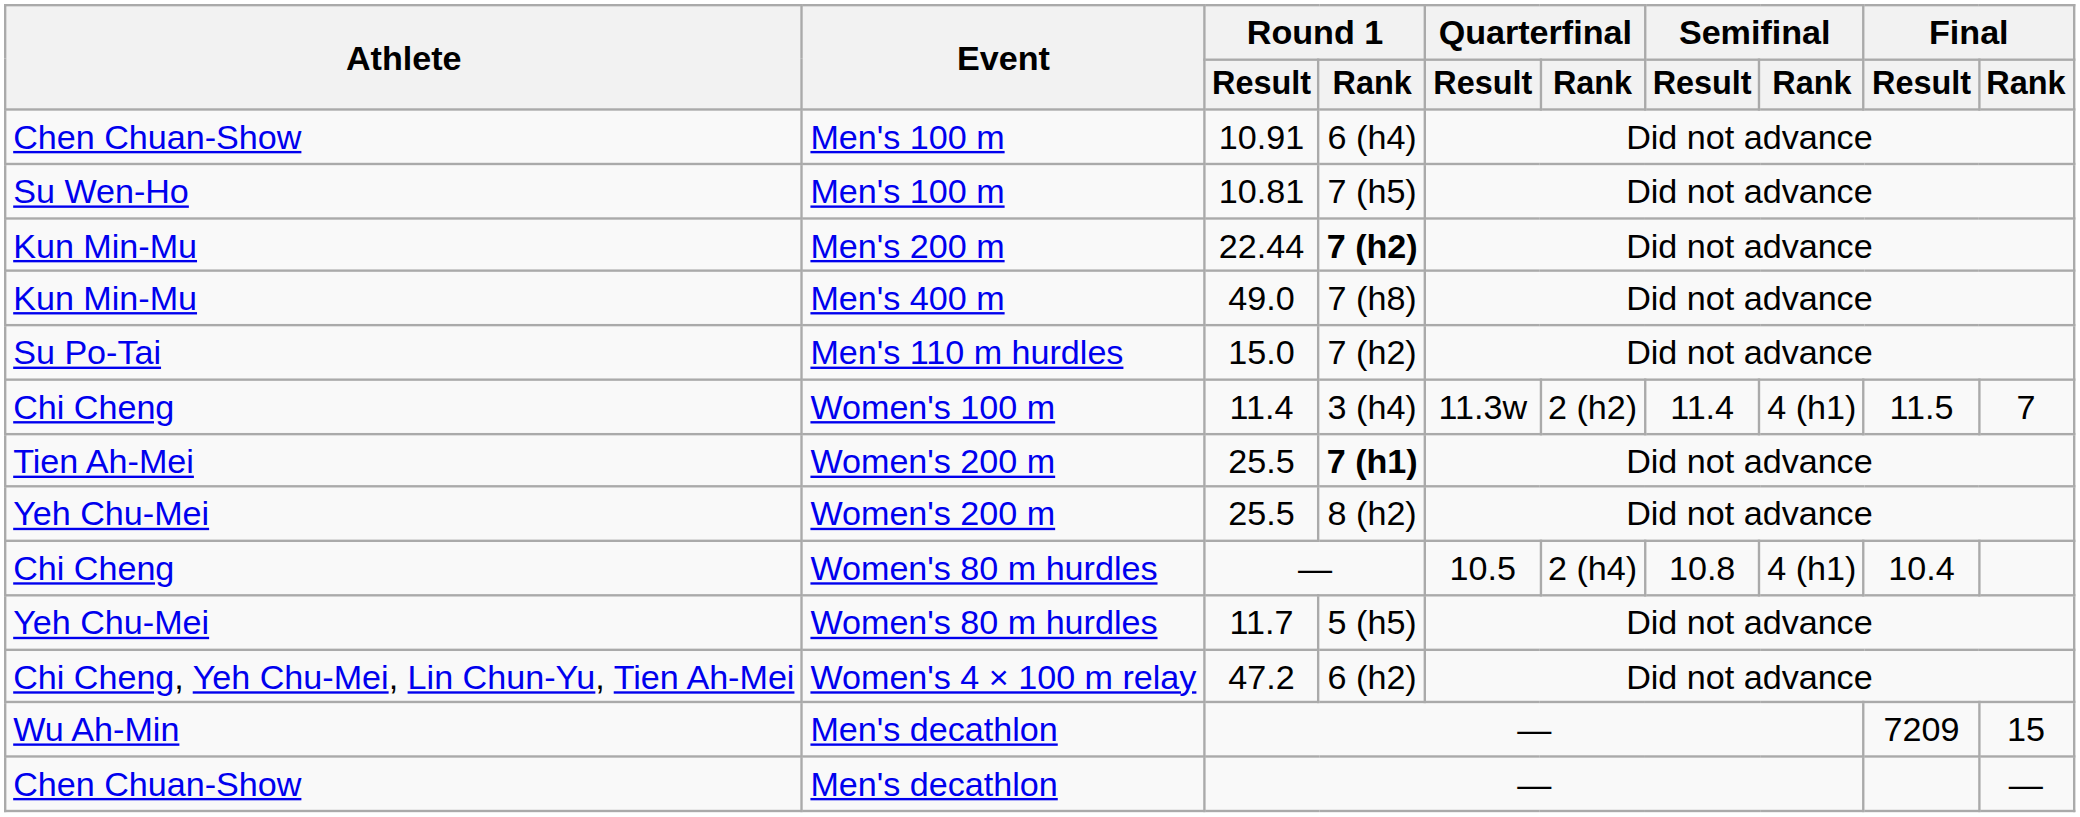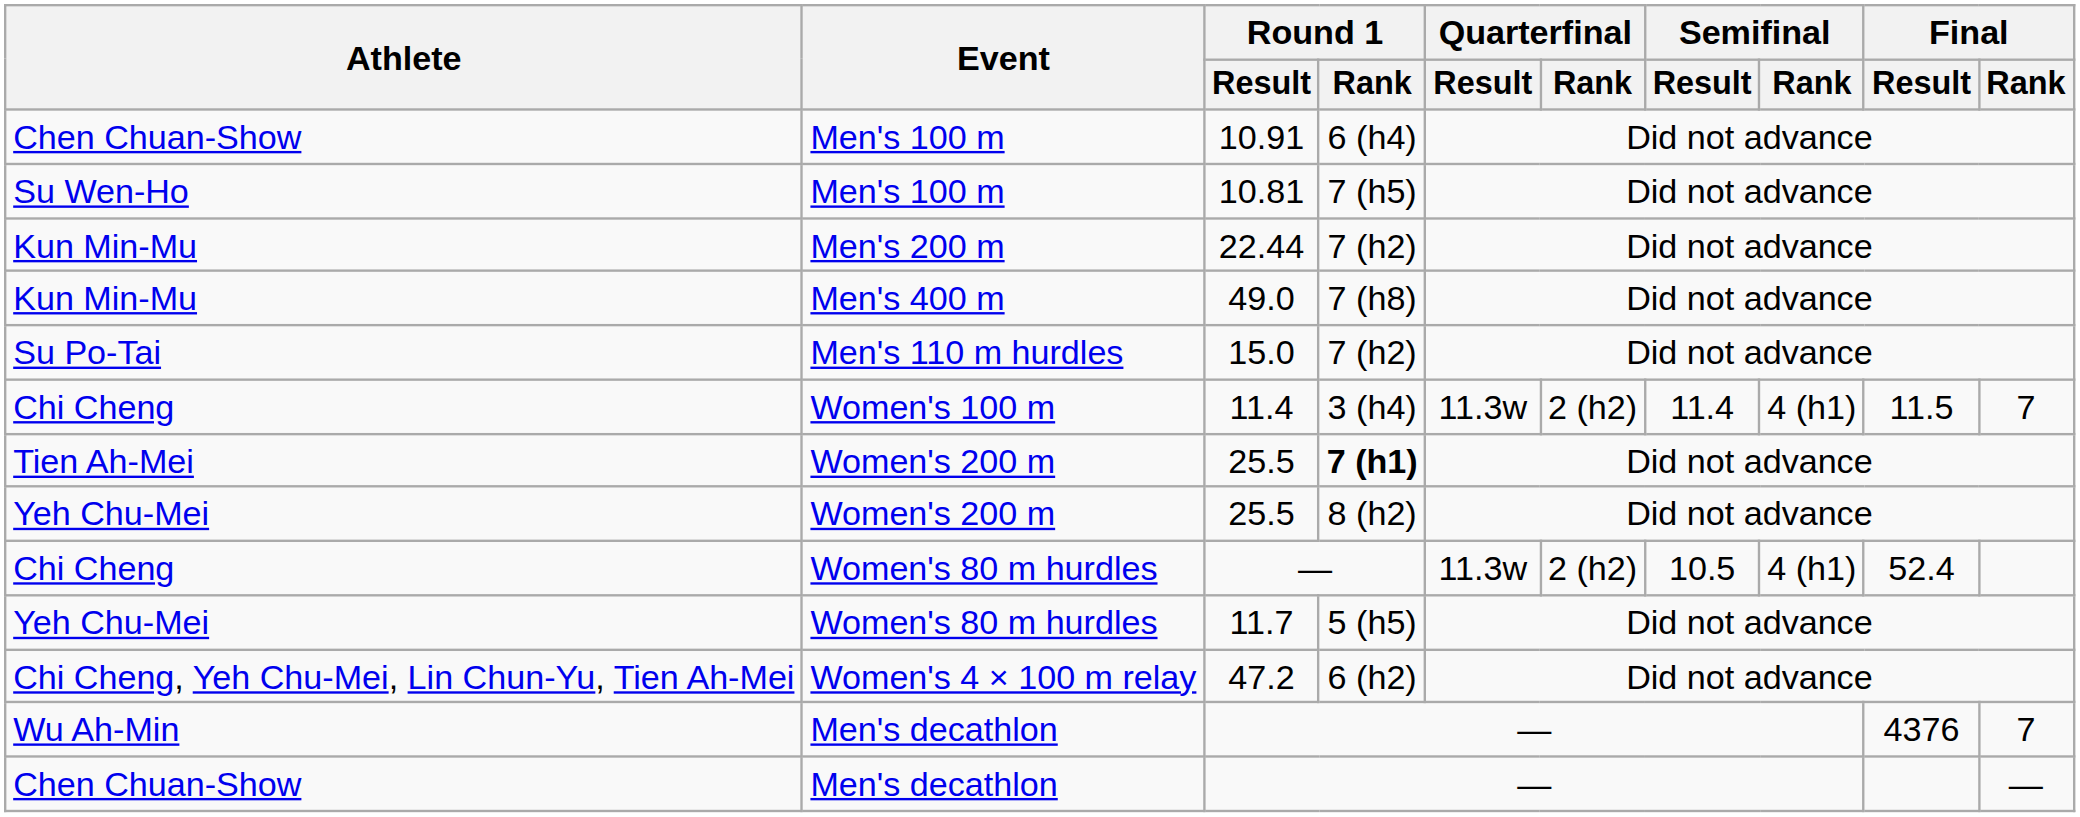(1372, 245) bold -> (1372, 245) normal
(1483, 569) 10.5 -> (1483, 569) 11.3w
(1592, 569) 2 (h4) -> (1592, 569) 2 (h2)
(1702, 569) 10.8 -> (1702, 569) 10.5
(1922, 569) 10.4 -> (1922, 569) 52.4
(1922, 730) 7209 -> (1922, 730) 4376
(2026, 730) 15 -> (2026, 730) 7
